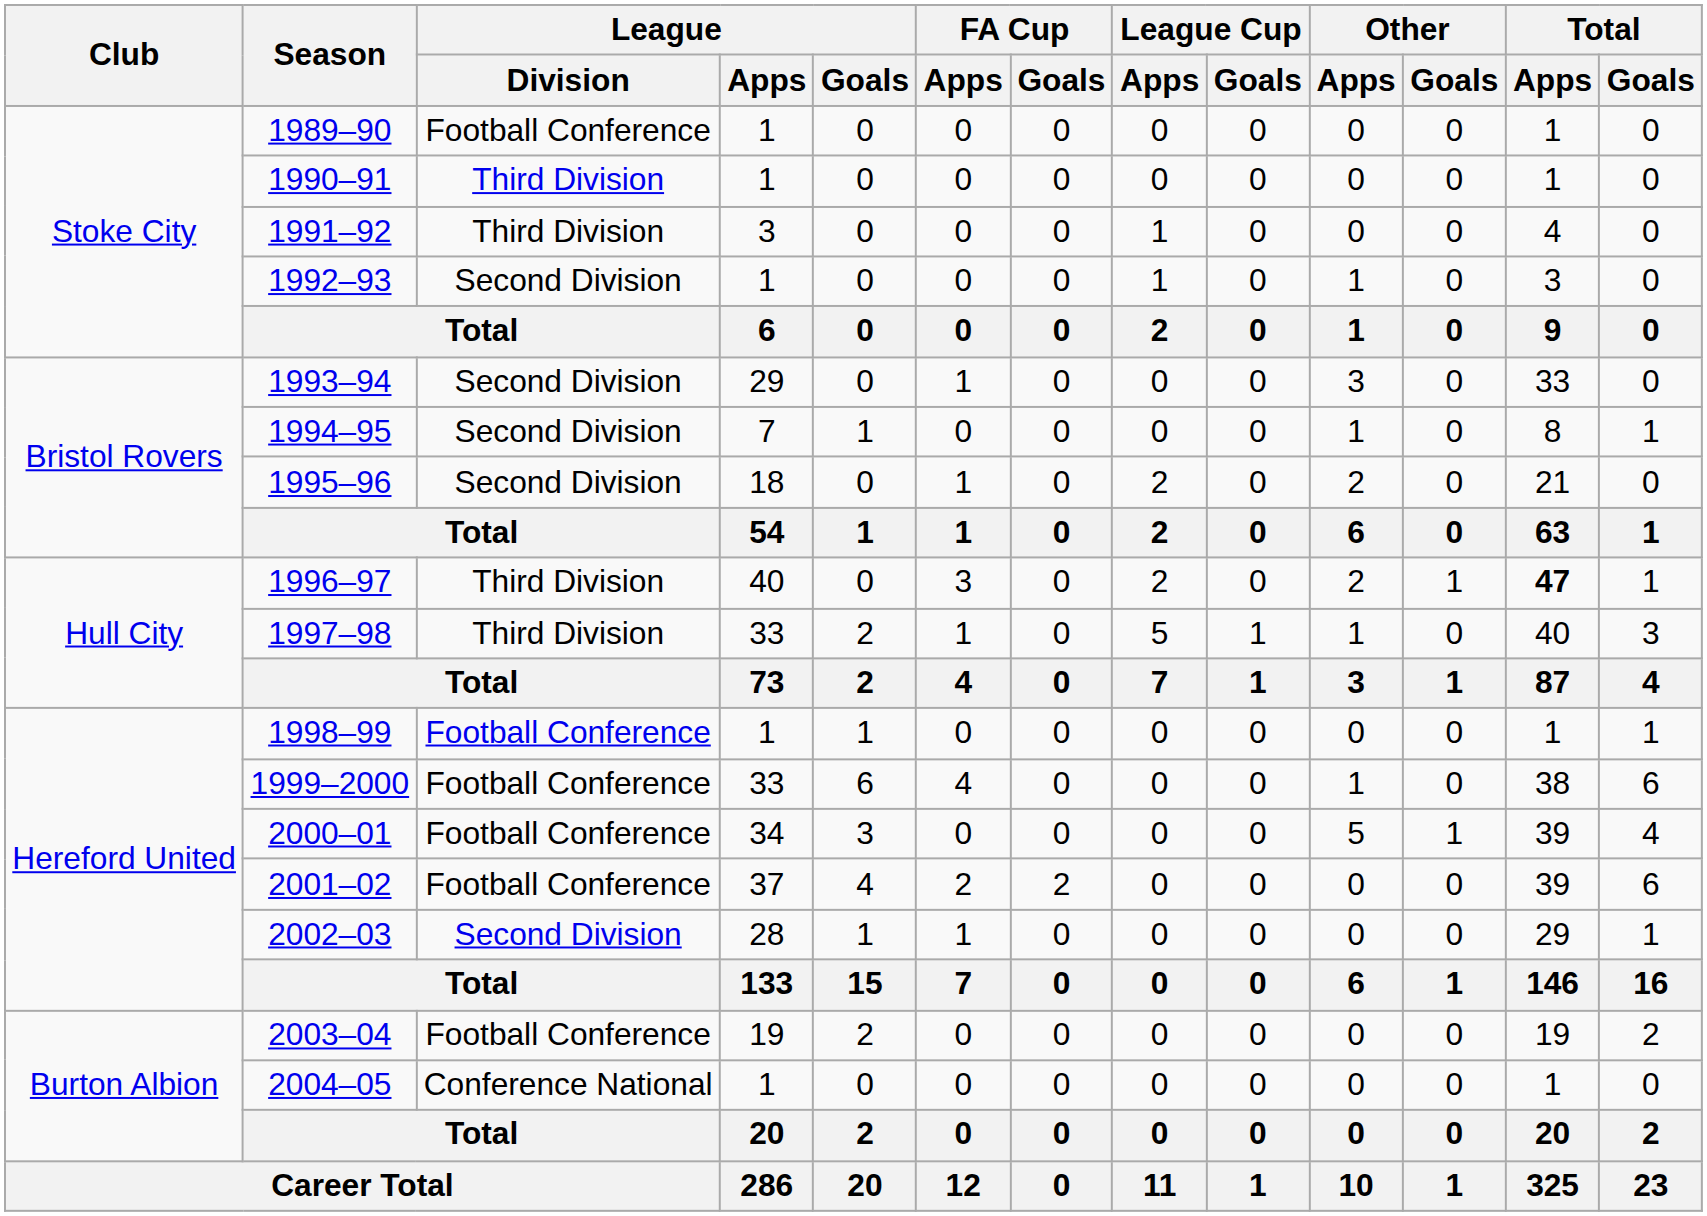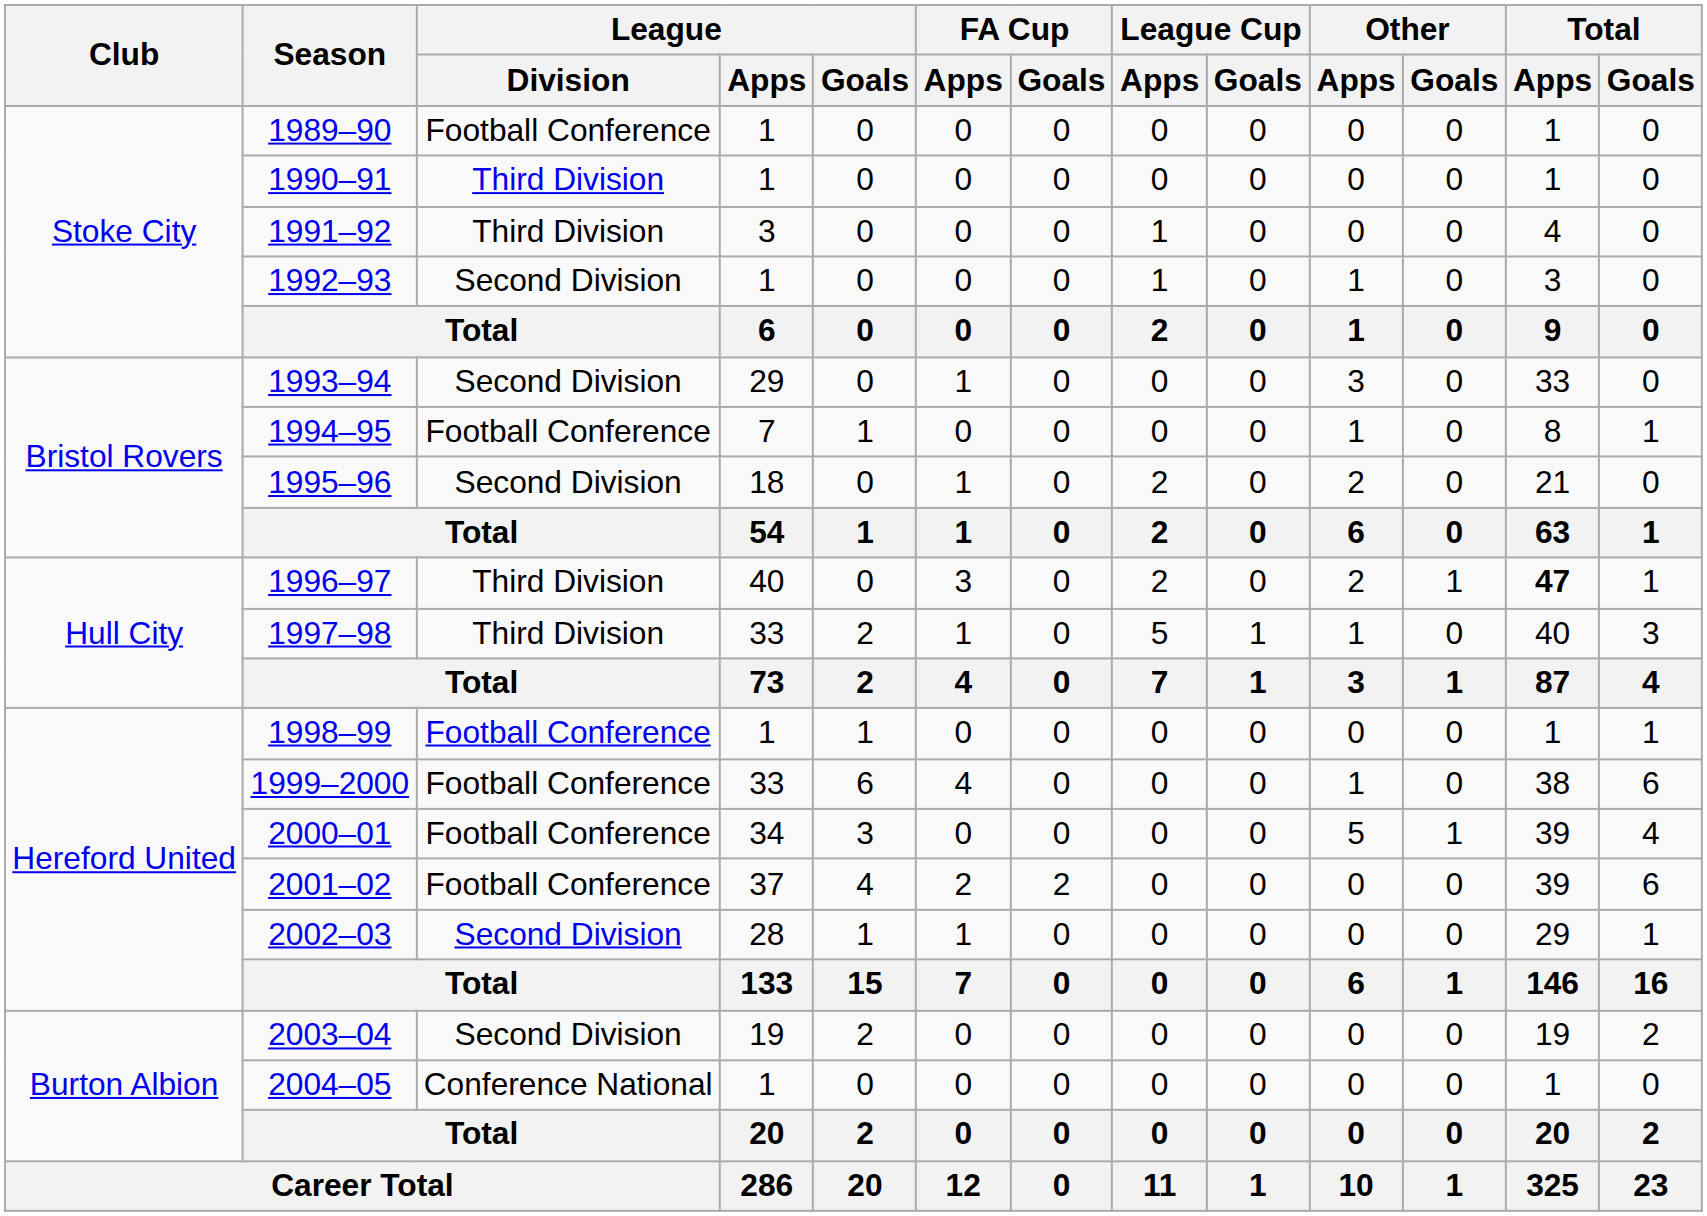(568, 431) Second Division -> (568, 431) Football Conference
(568, 1034) Football Conference -> (568, 1034) Second Division
